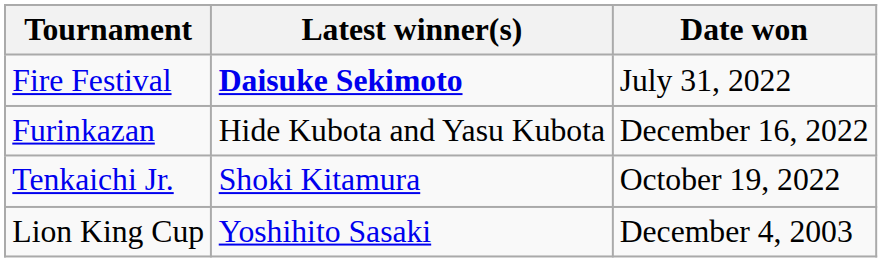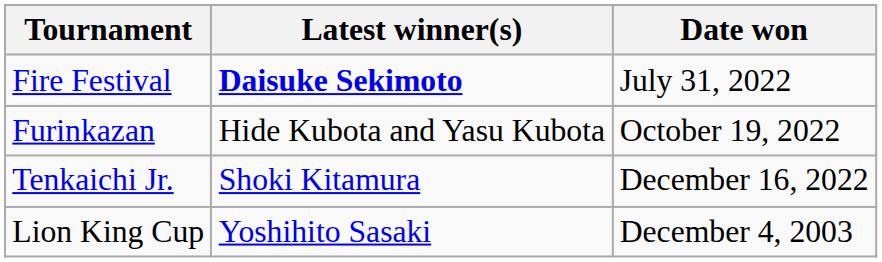(744, 130) December 16, 2022 -> (730, 130) October 19, 2022
(730, 180) October 19, 2022 -> (744, 180) December 16, 2022
